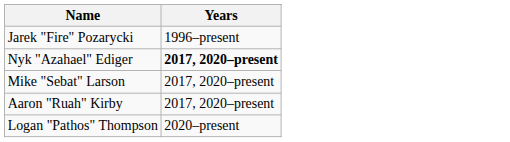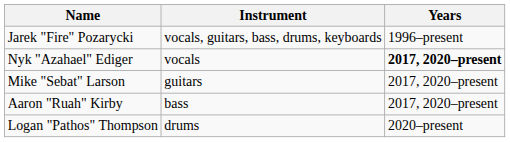+ column: (273, 15)
